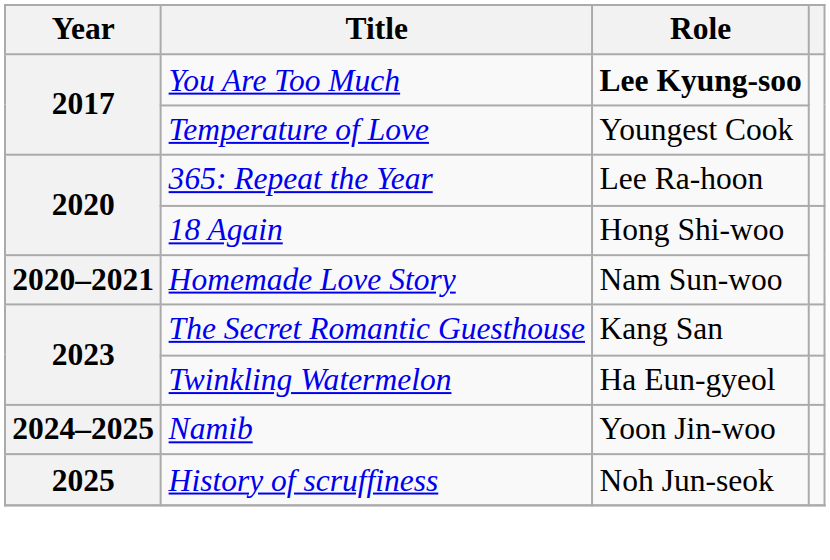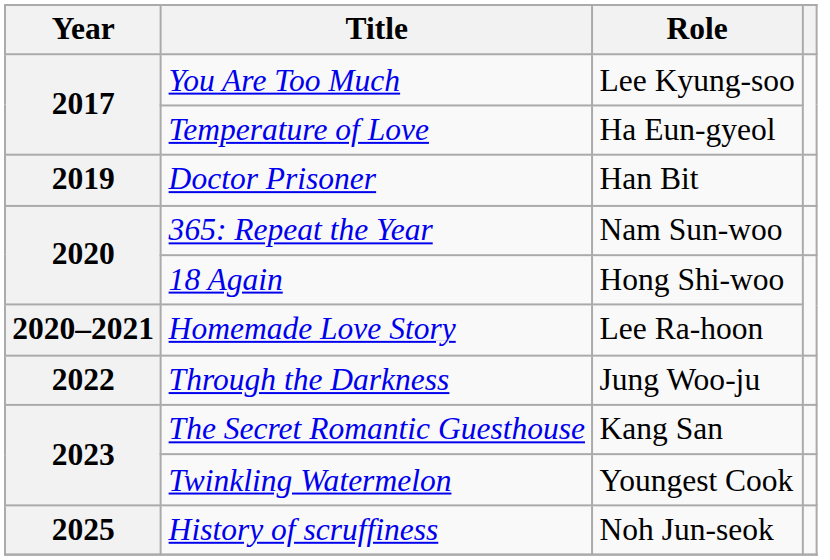(701, 79) bold -> (697, 79) normal
(696, 129) Youngest Cook -> (687, 129) Ha Eun-gyeol
+ row: (272, 179)
(681, 179) Lee Ra-hoon -> (691, 229) Nam Sun-woo
(691, 279) Nam Sun-woo -> (681, 329) Lee Ra-hoon
+ row: (309, 379)
(687, 379) Ha Eun-gyeol -> (696, 479) Youngest Cook
- row: (211, 429)
